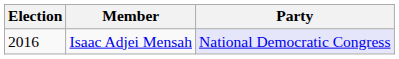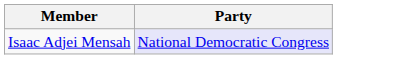- column: (35, 16)
